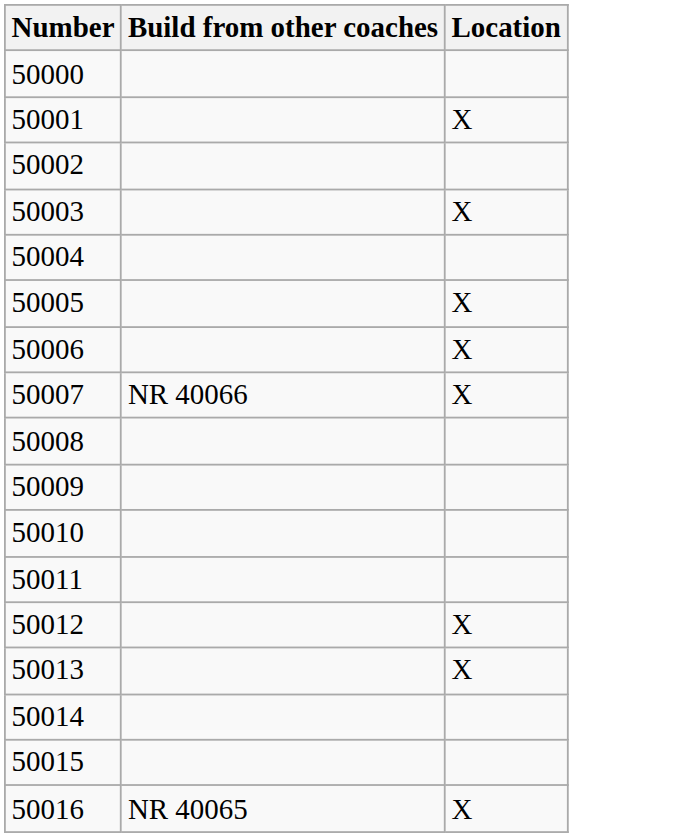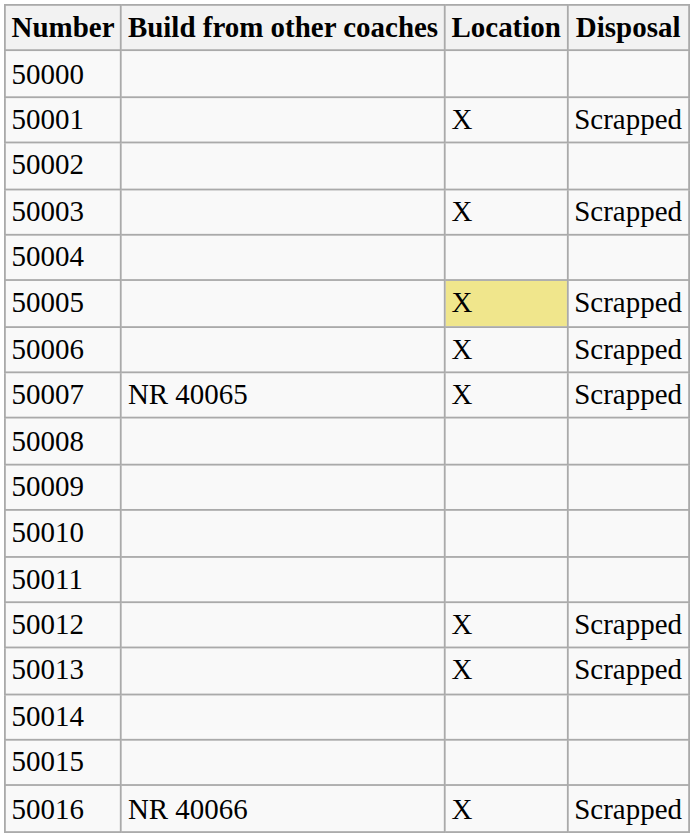+ column: (628, 27)
(462, 303) no background -> (462, 303) khaki background
(188, 394) NR 40066 -> (188, 394) NR 40065
(188, 808) NR 40065 -> (188, 808) NR 40066
